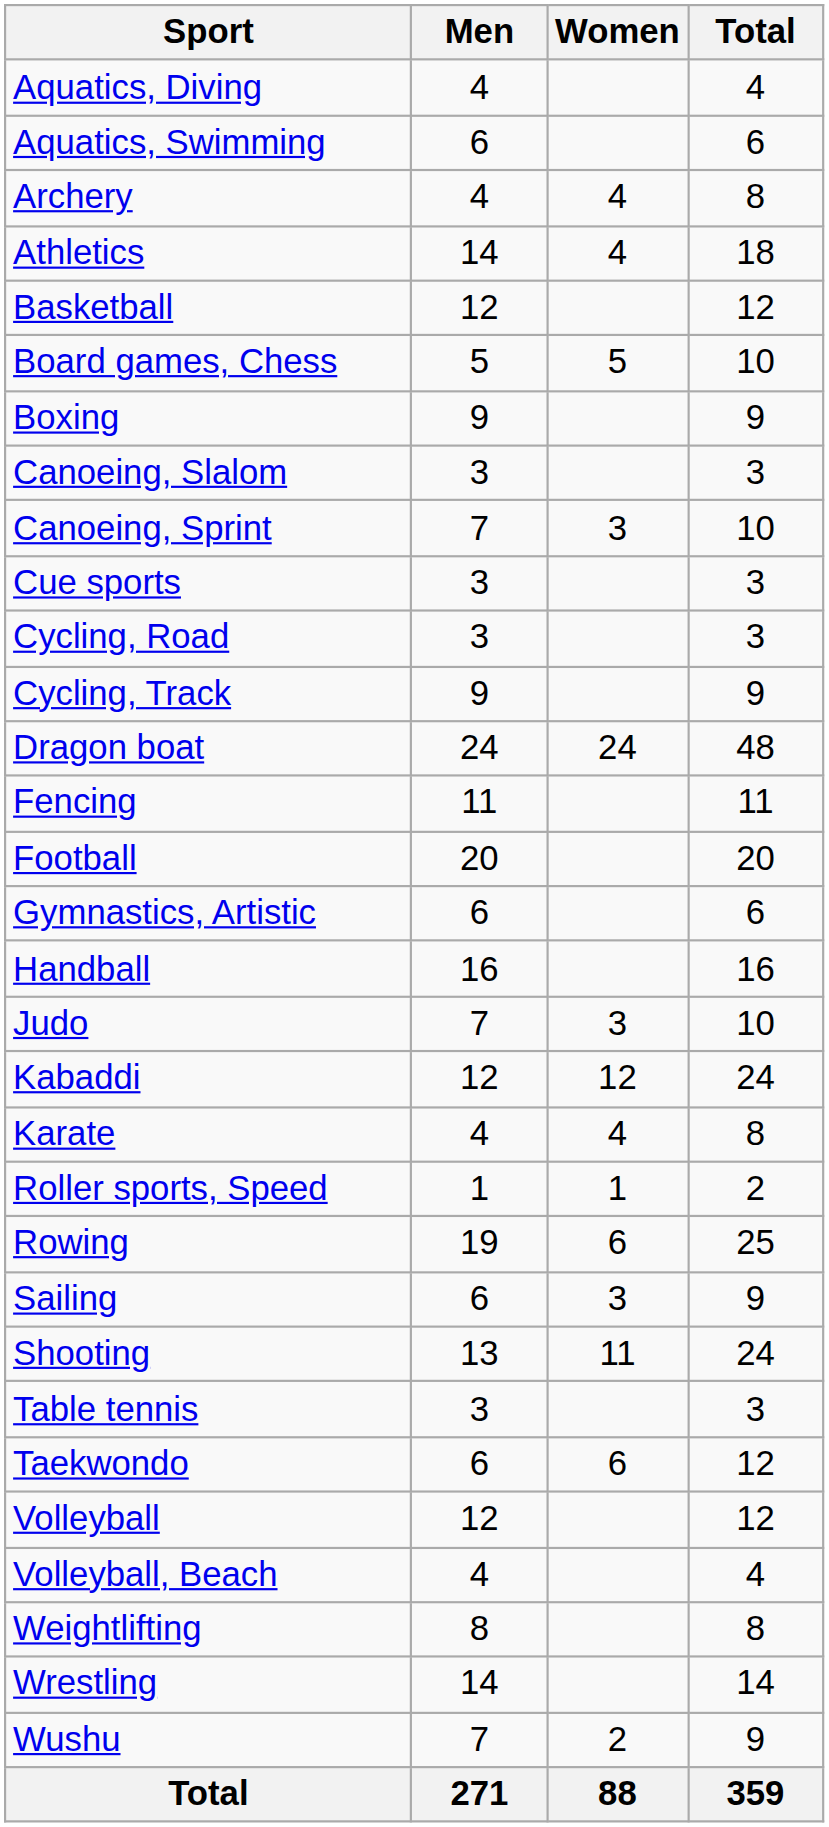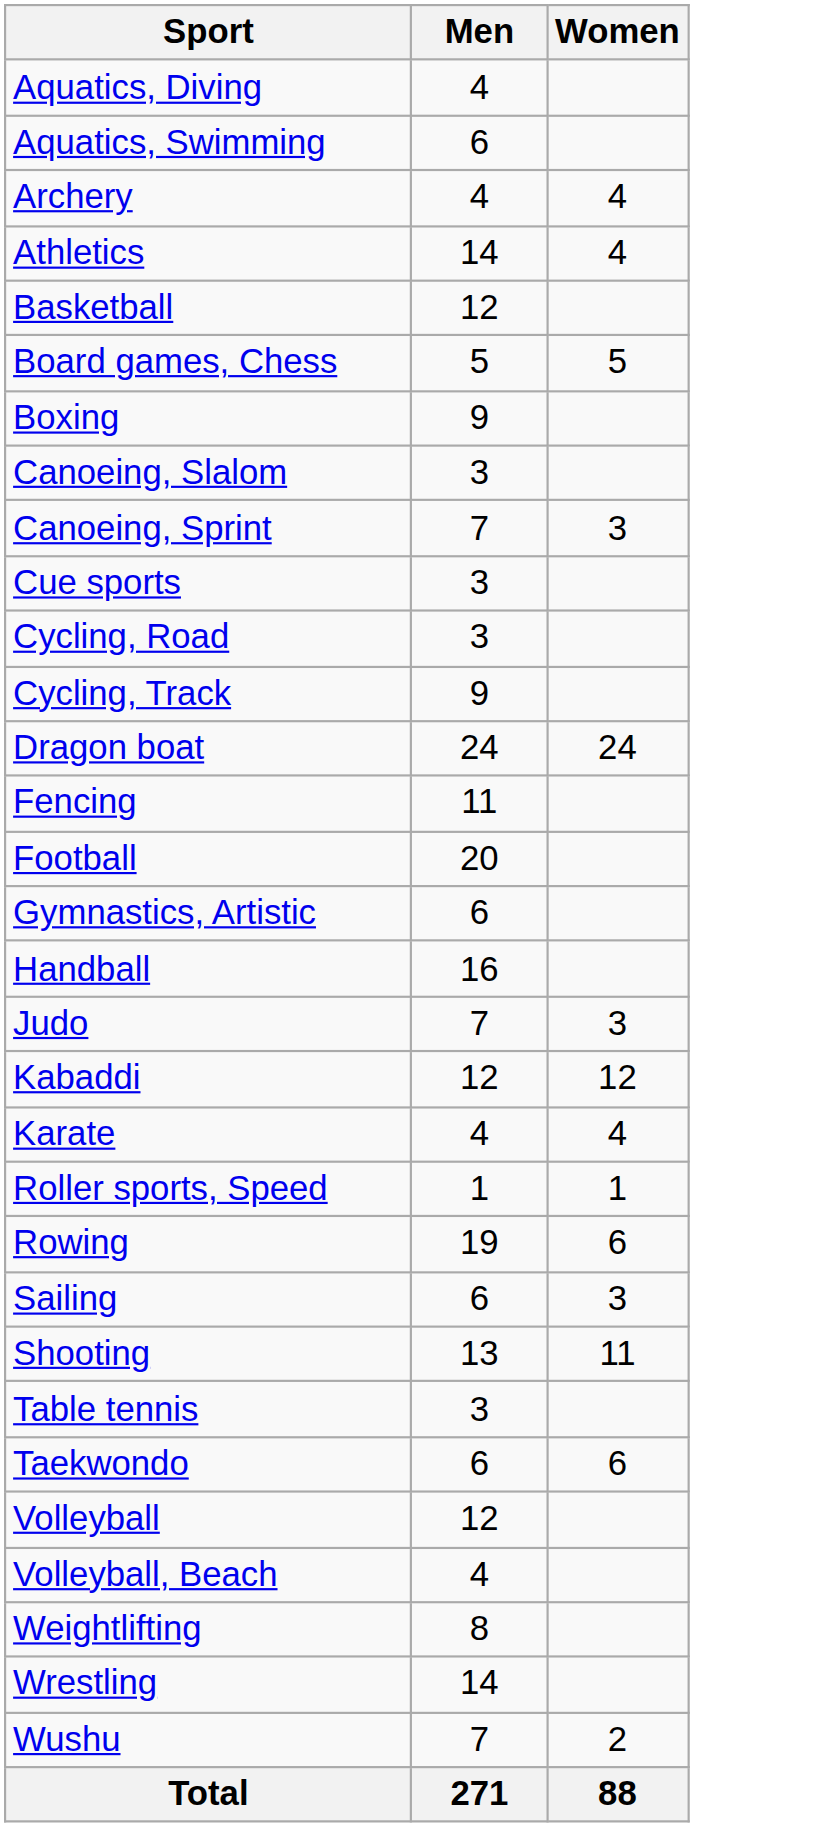- column: (755, 32)
